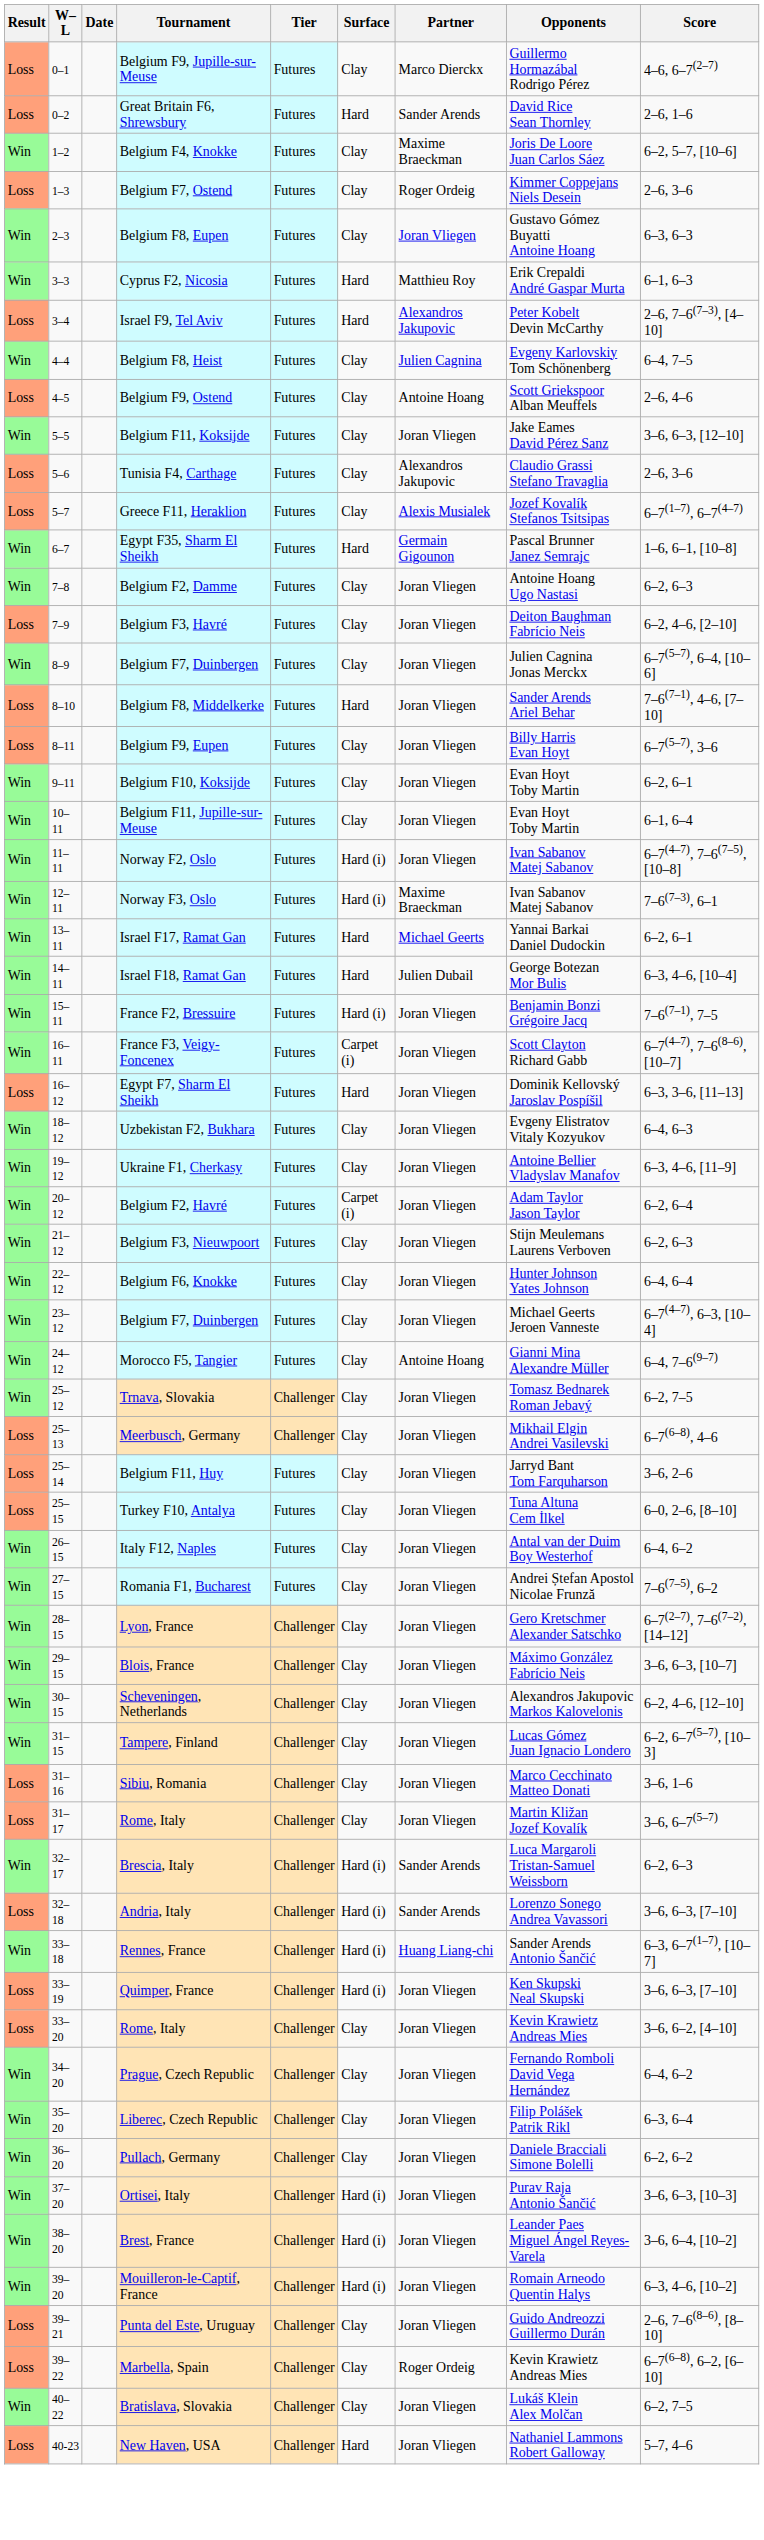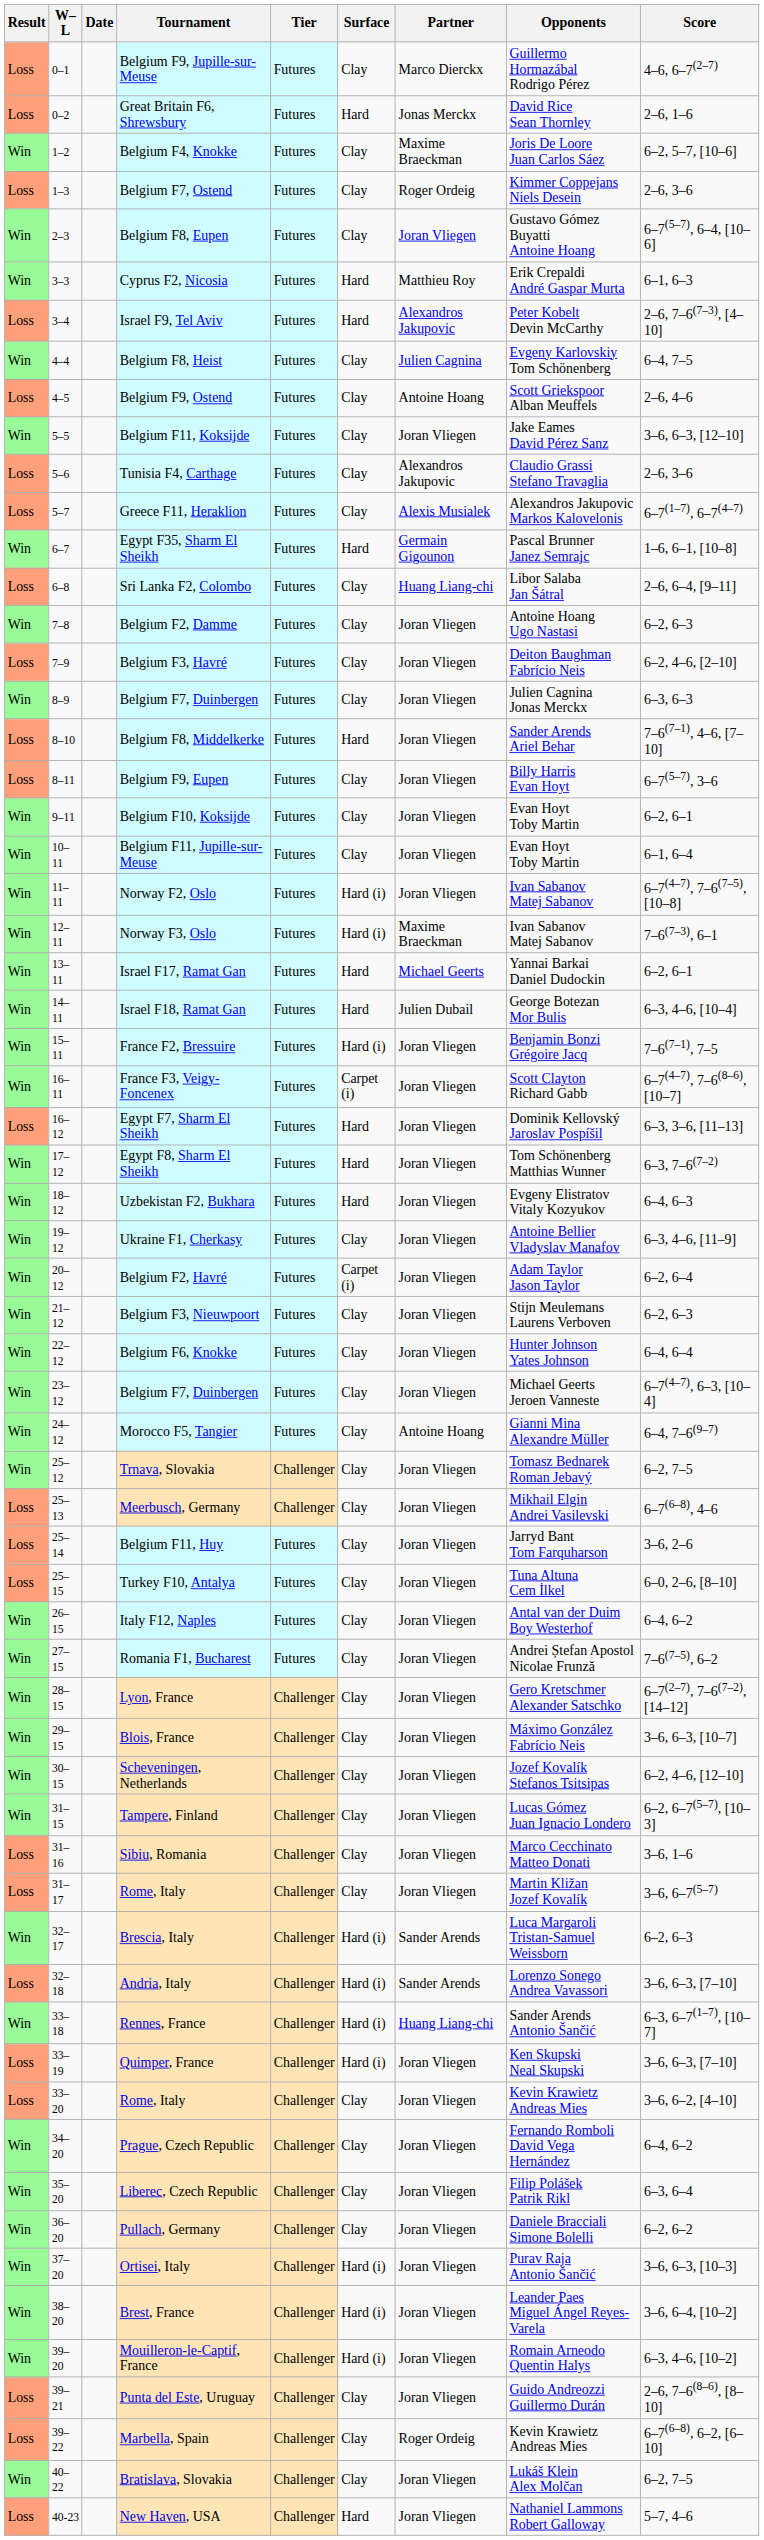(439, 114) Sander Arends -> (437, 114) Jonas Merckx
(668, 235) 6–3, 6–3 -> (697, 235) 6–7(5–7), 6–4, [10–6]
(559, 511) Jozef Kovalík Stefanos Tsitsipas -> (571, 511) Alexandros Jakupovic Markos Kalovelonis
+ row: (61, 587)
(697, 664) 6–7(5–7), 6–4, [10–6] -> (668, 699) 6–3, 6–3
+ row: (61, 1164)
(354, 1130) Clay -> (355, 1201) Hard
(571, 1703) Alexandros Jakupovic Markos Kalovelonis -> (559, 1775) Jozef Kovalík Stefanos Tsitsipas
